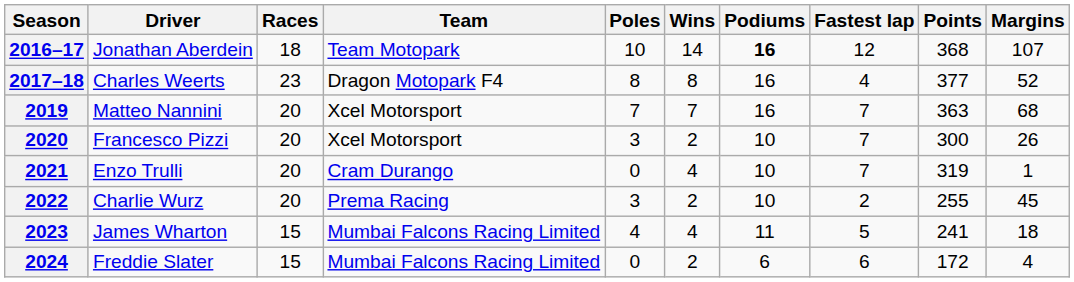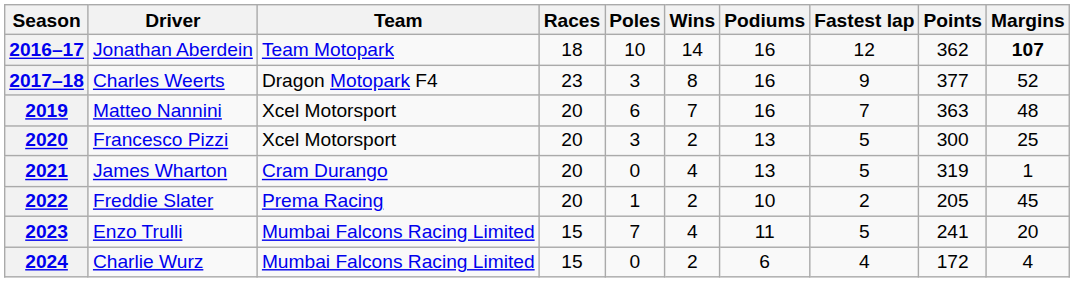columns swapped: (464, 19) <-> (290, 19)
(765, 50) bold -> (765, 50) normal
(953, 50) 368 -> (953, 50) 362
(1028, 50) normal -> (1028, 50) bold
(635, 80) 8 -> (635, 80) 3
(864, 80) 4 -> (864, 80) 9
(635, 110) 7 -> (635, 110) 6
(1028, 110) 68 -> (1028, 110) 48
(765, 140) 10 -> (765, 140) 13
(864, 140) 7 -> (864, 140) 5
(1028, 140) 26 -> (1028, 140) 25
(138, 171) Enzo Trulli -> (160, 171) James Wharton
(765, 171) 10 -> (765, 171) 13
(864, 171) 7 -> (864, 171) 5
(148, 201) Charlie Wurz -> (153, 201) Freddie Slater
(635, 201) 3 -> (635, 201) 1
(953, 201) 255 -> (953, 201) 205
(160, 231) James Wharton -> (138, 231) Enzo Trulli
(635, 231) 4 -> (635, 231) 7
(1028, 231) 18 -> (1028, 231) 20
(153, 261) Freddie Slater -> (148, 261) Charlie Wurz
(864, 261) 6 -> (864, 261) 4
